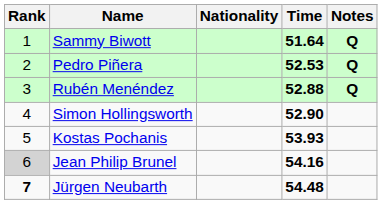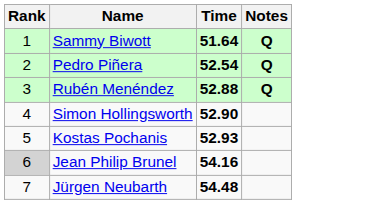- column: (239, 16)
(305, 65) 52.53 -> (219, 65) 52.54
(305, 138) 53.93 -> (219, 138) 52.93
(27, 187) bold -> (27, 187) normal
